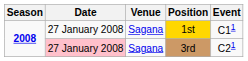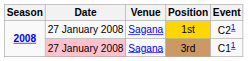(227, 30) C11 -> (227, 30) C21
(227, 48) C21 -> (227, 48) C11
